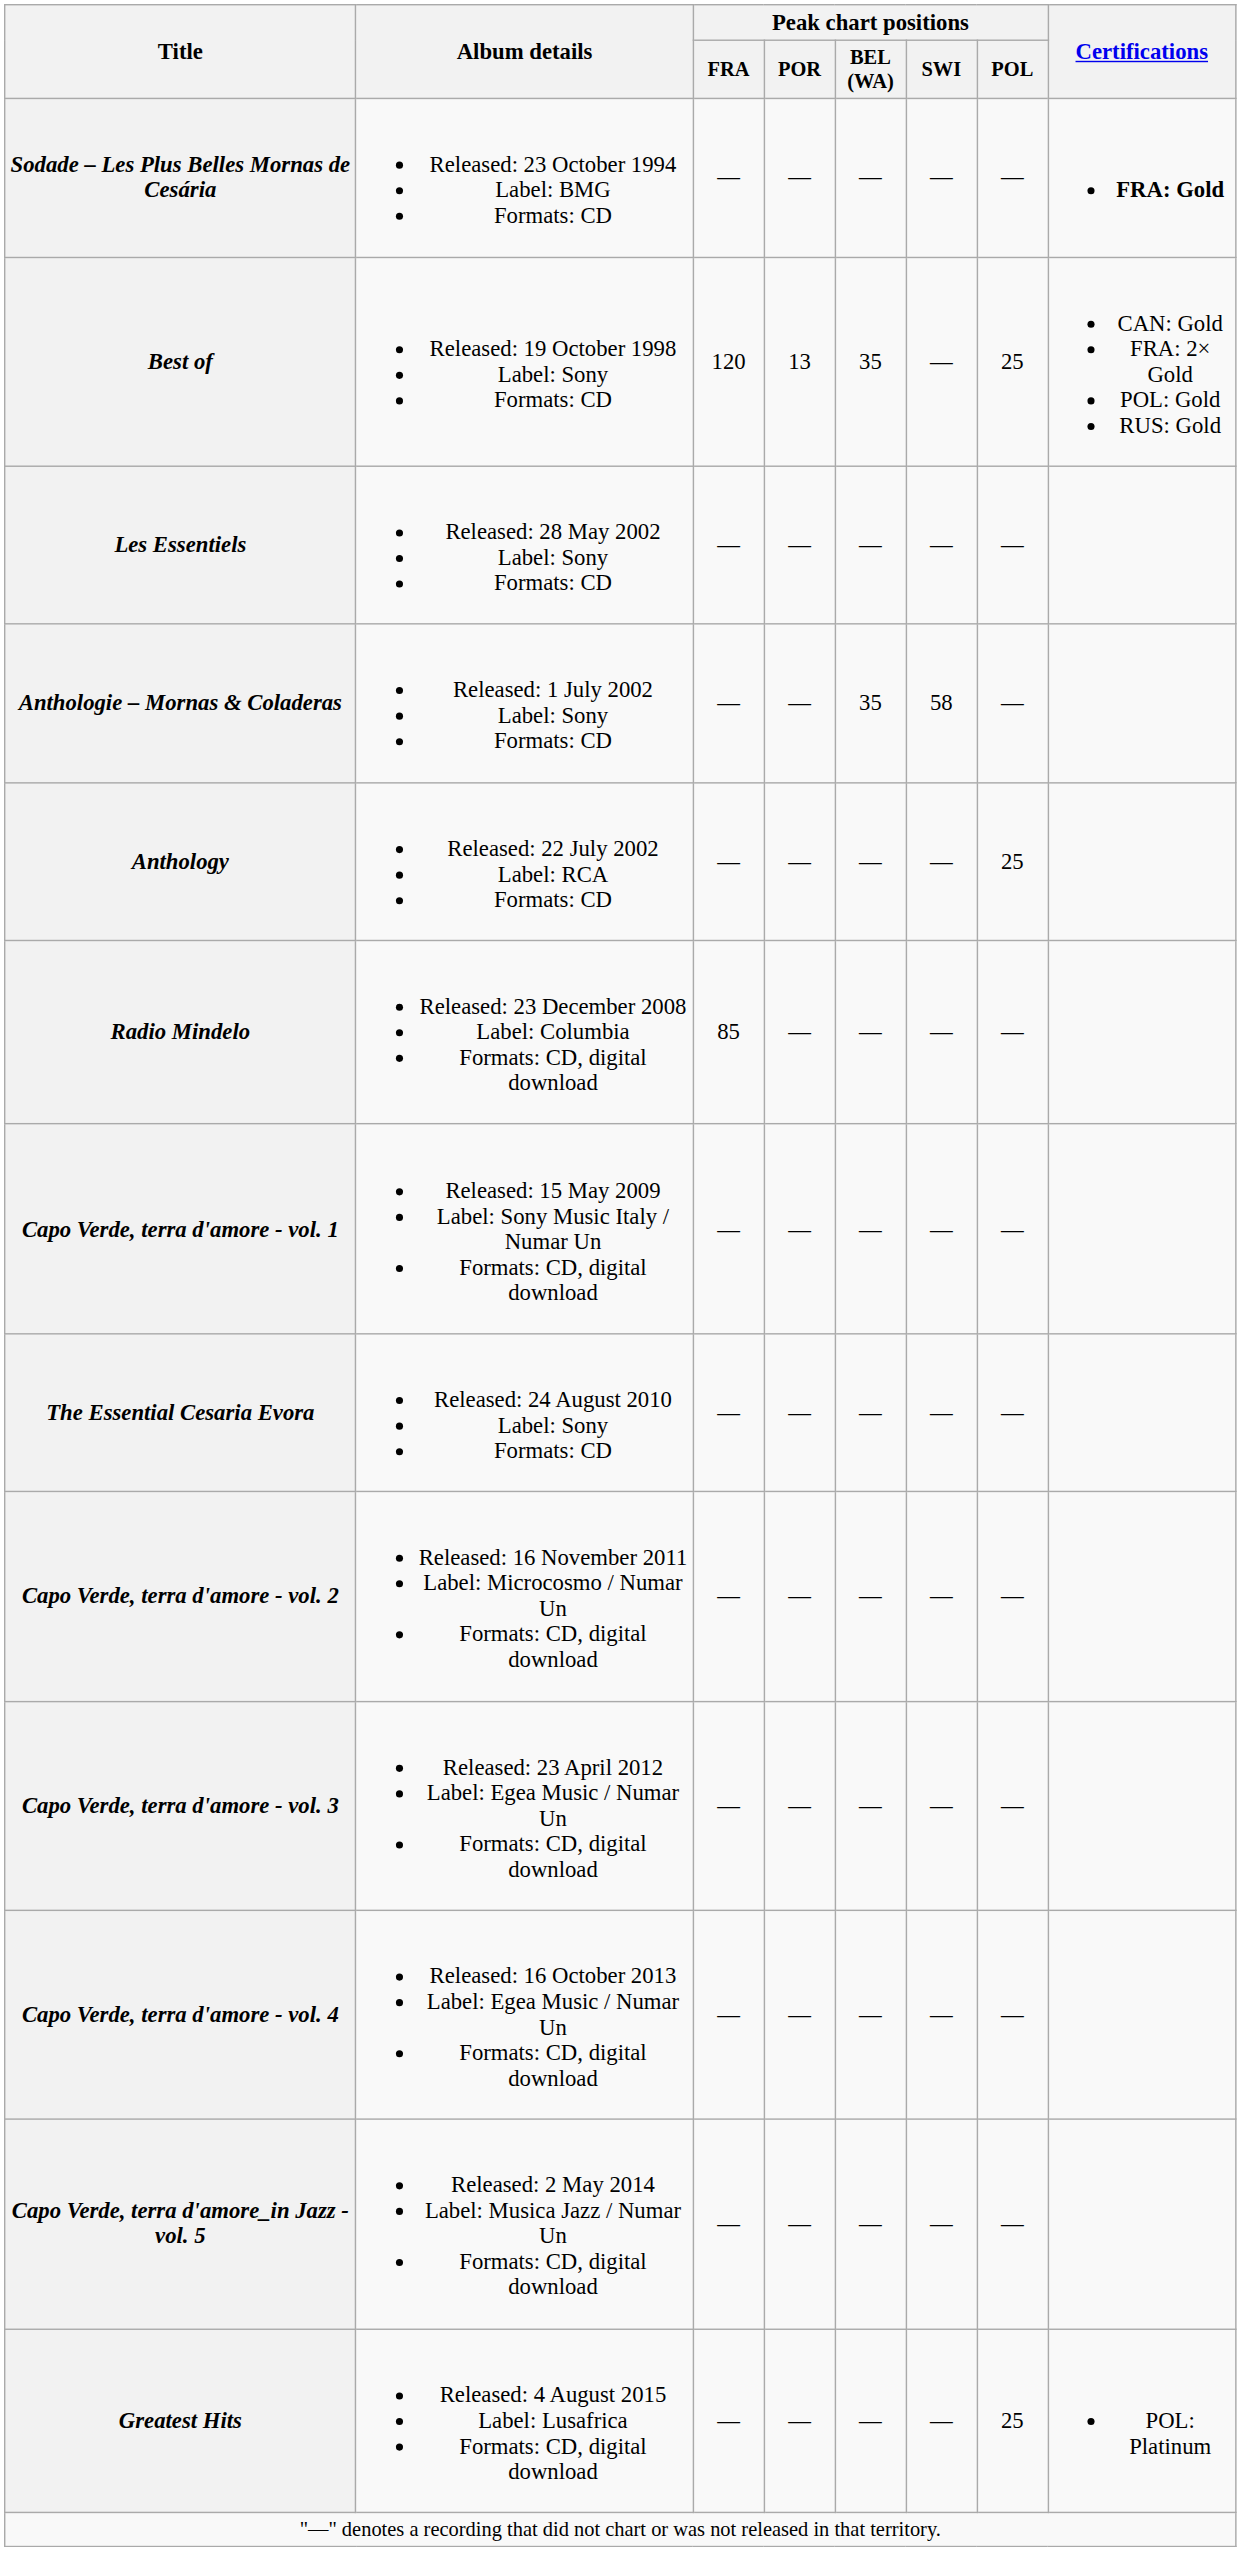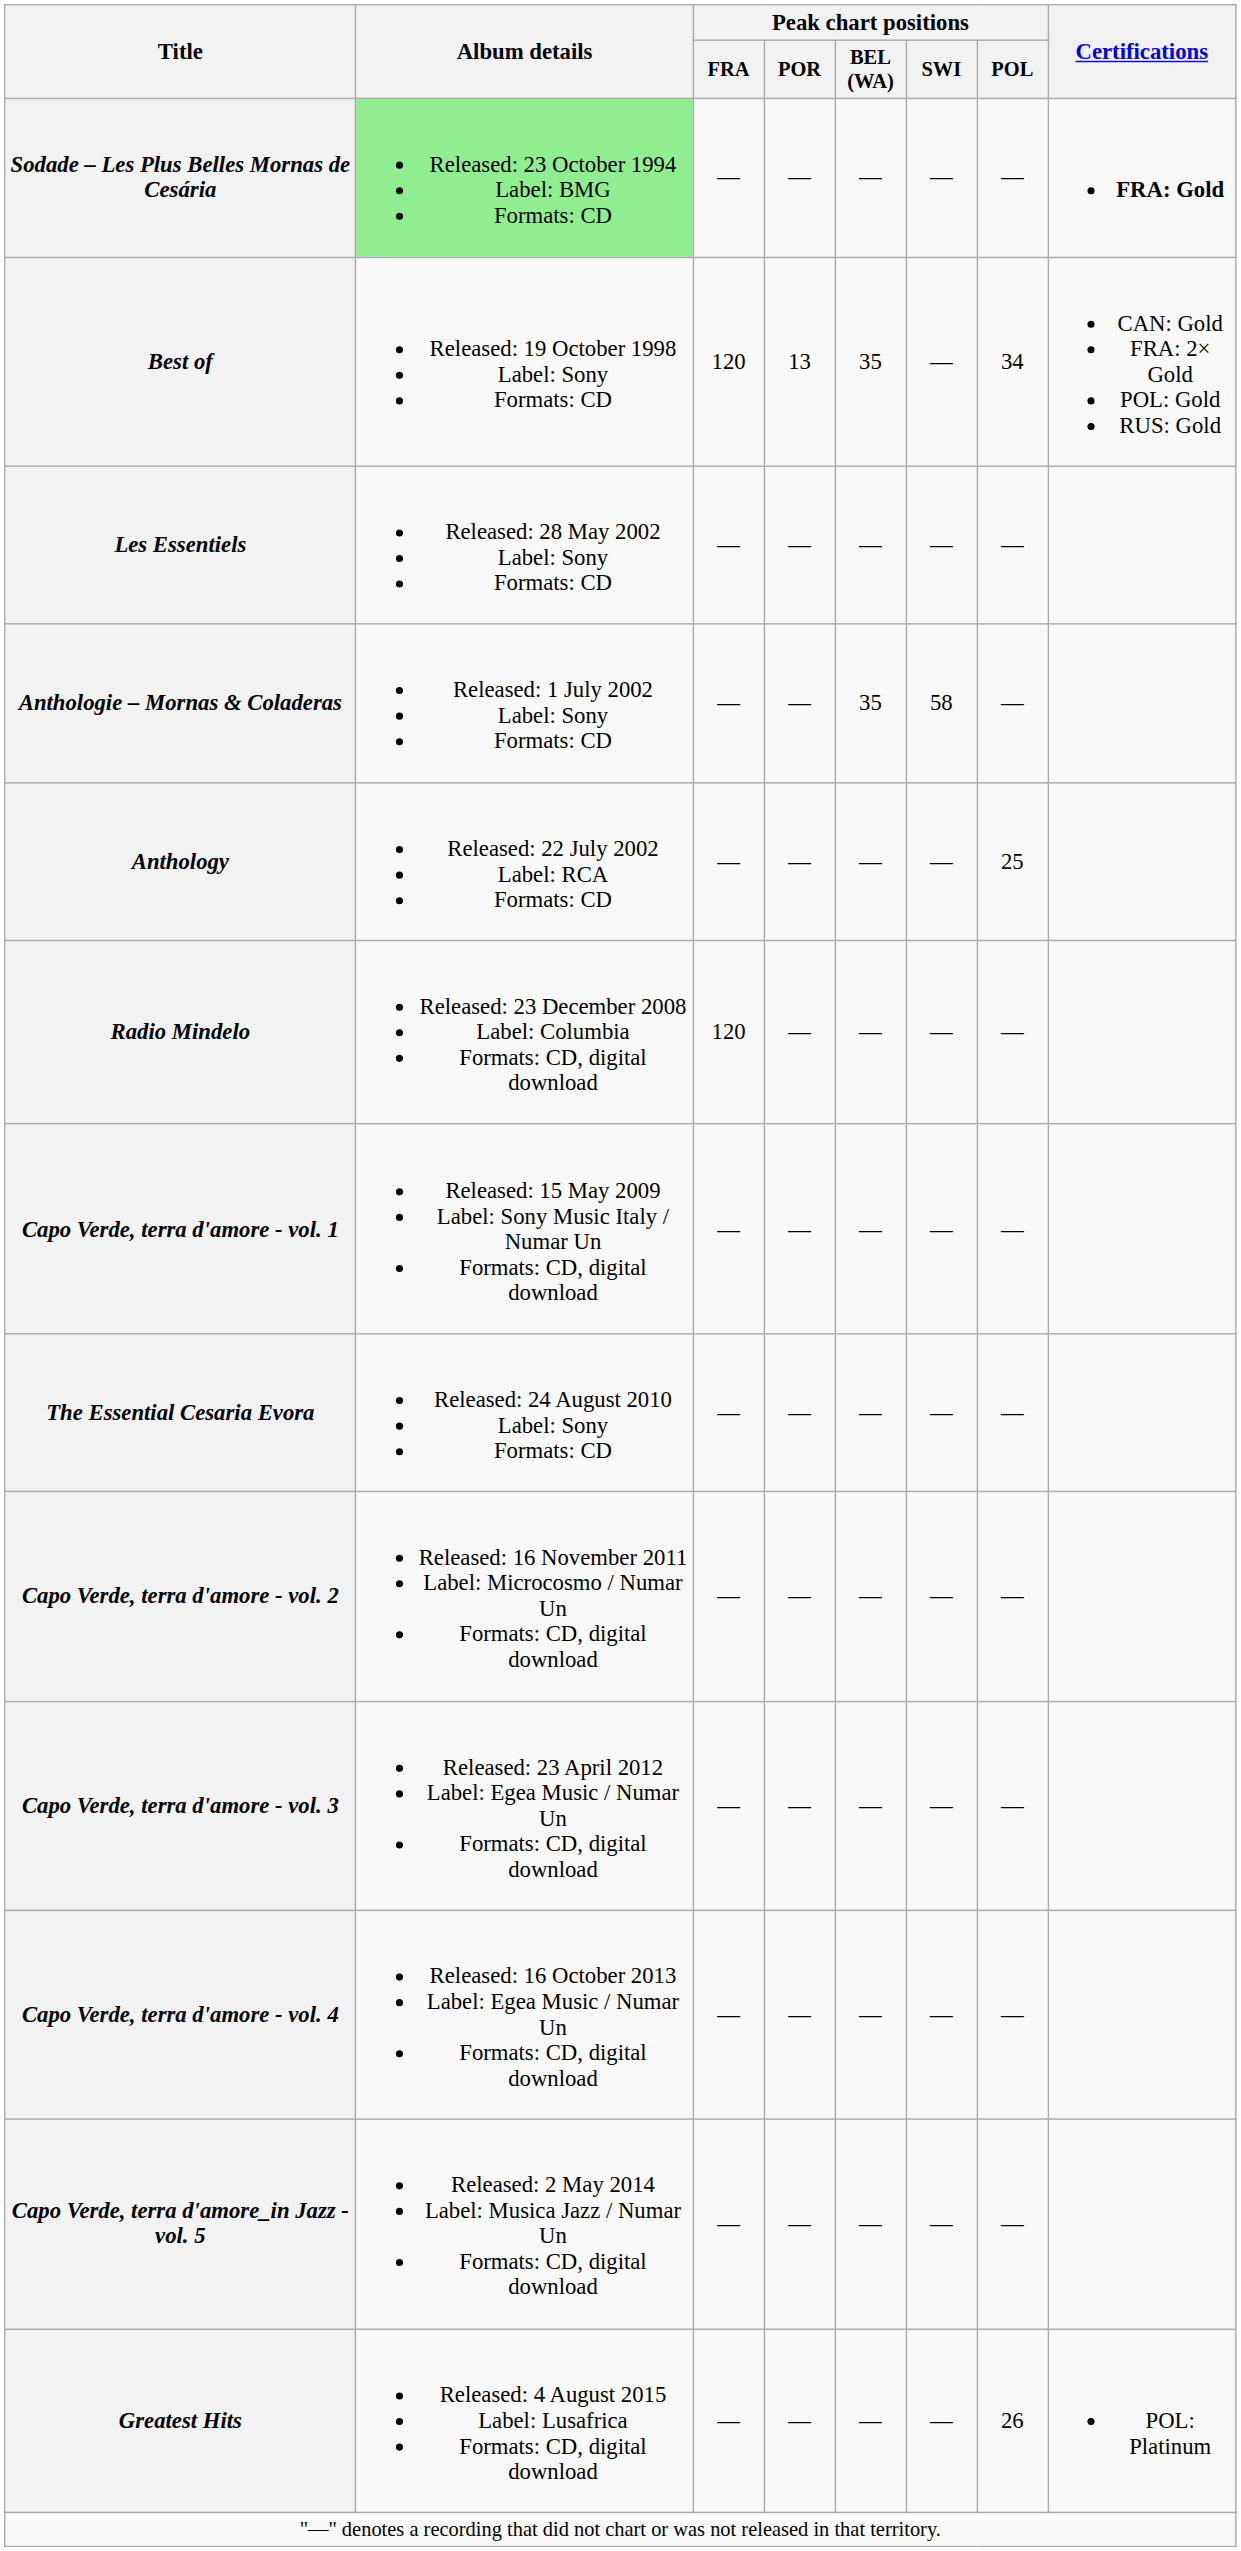(525, 190) no background -> (525, 190) lightgreen background
(1012, 361) 25 -> (1012, 361) 34
(729, 1032) 85 -> (729, 1032) 120
(1012, 2420) 25 -> (1012, 2420) 26
